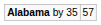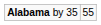(88, 12) 57 -> (88, 12) 55
